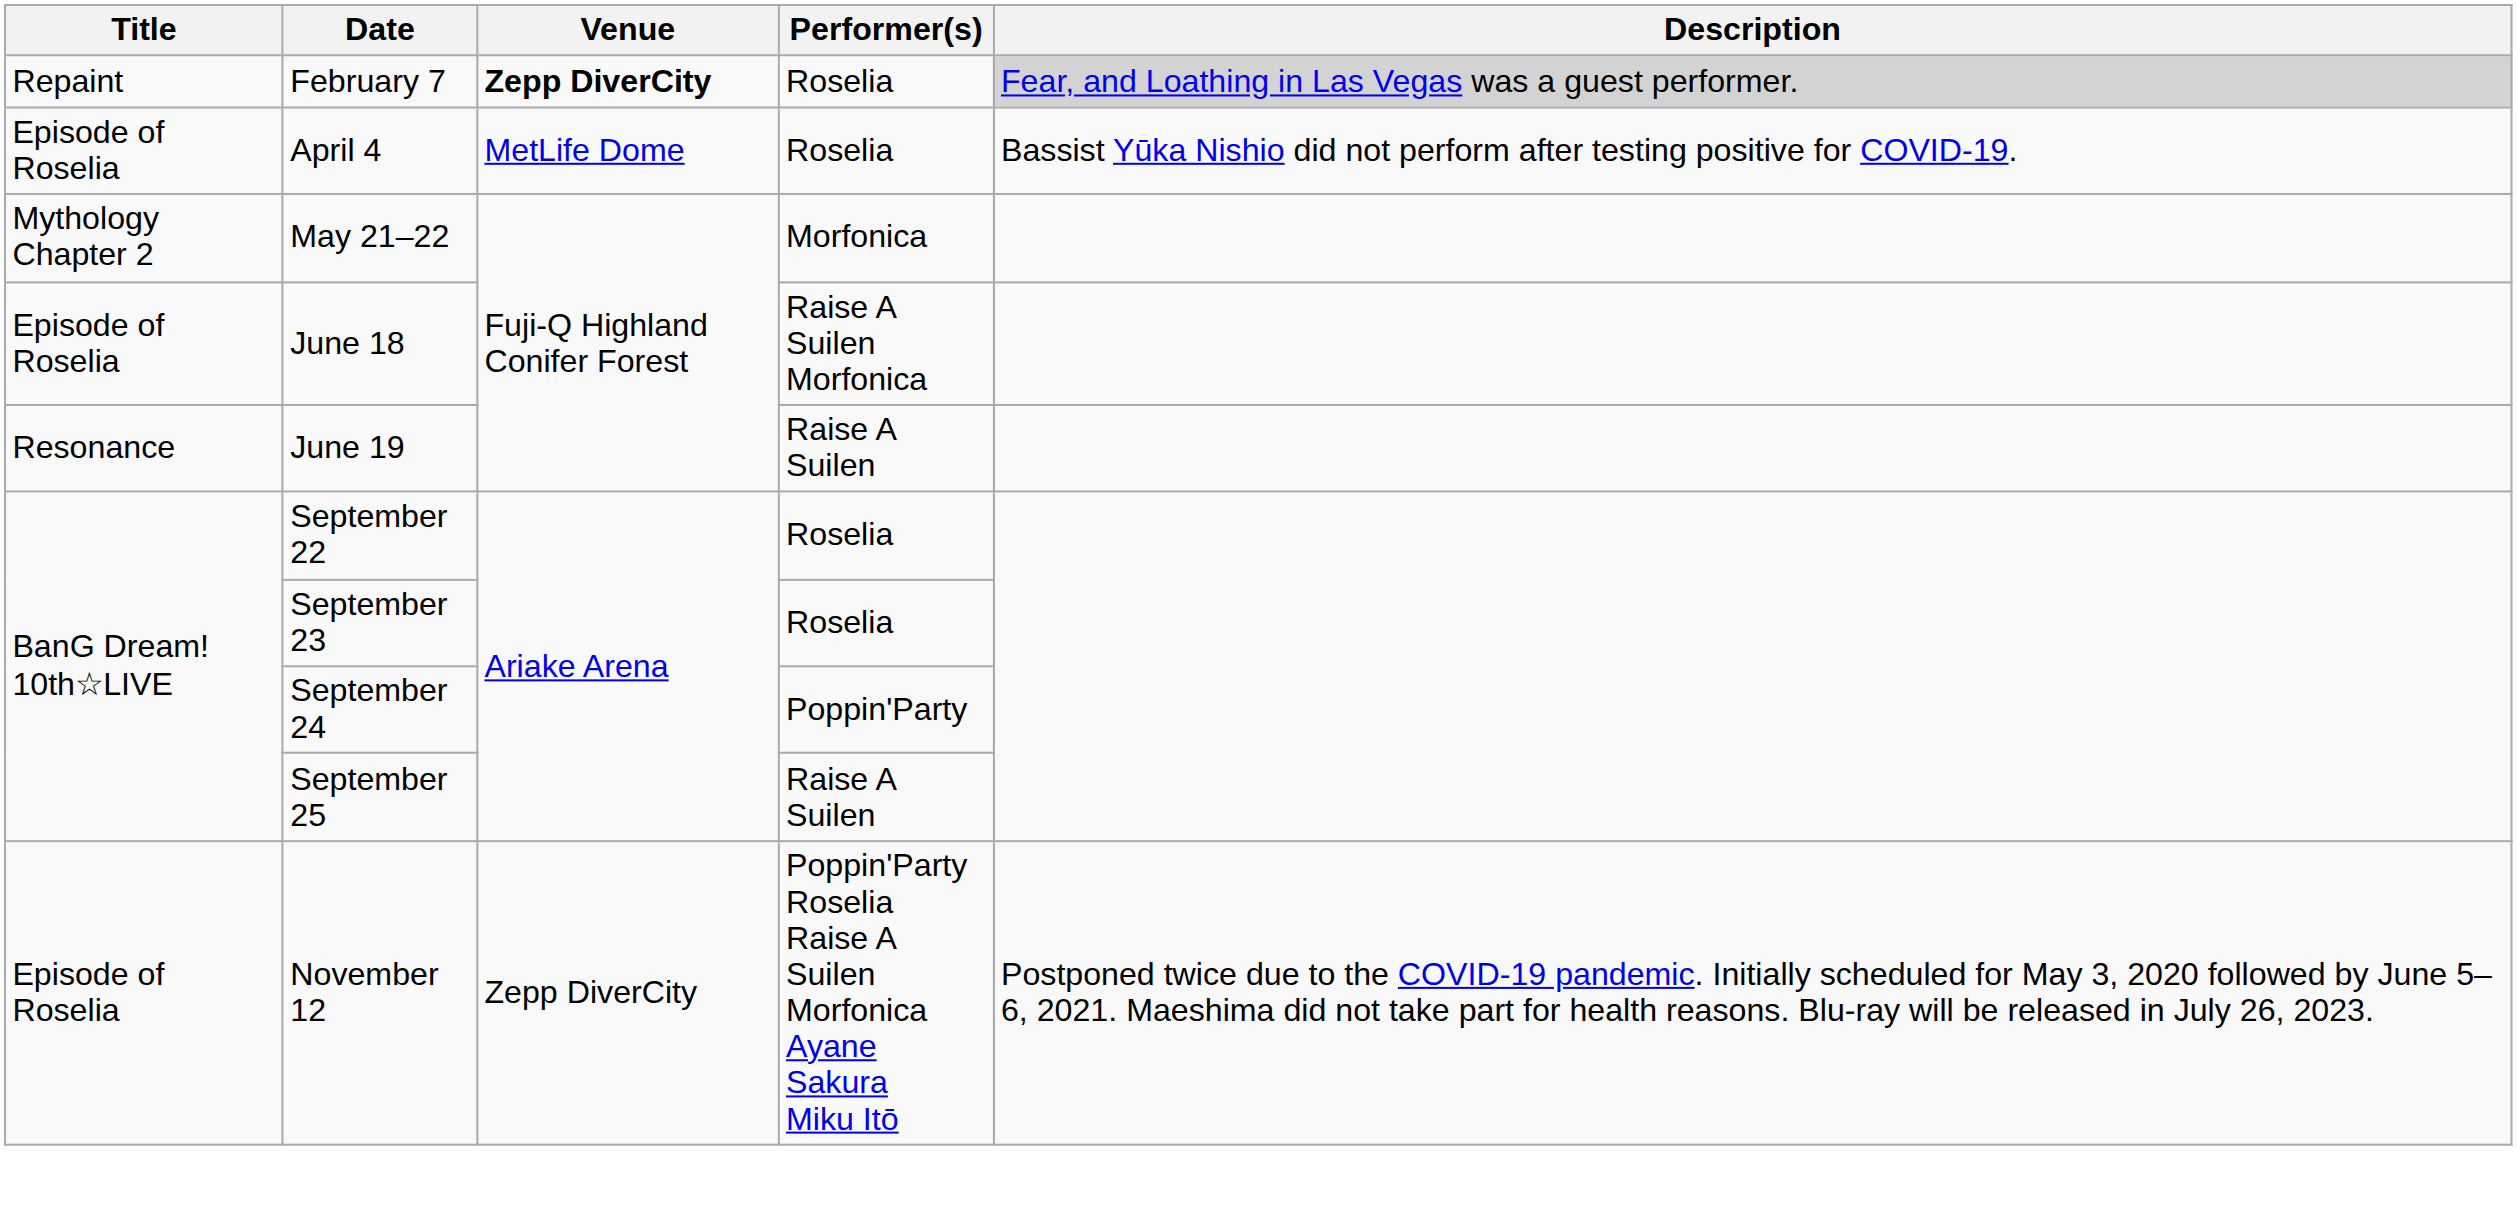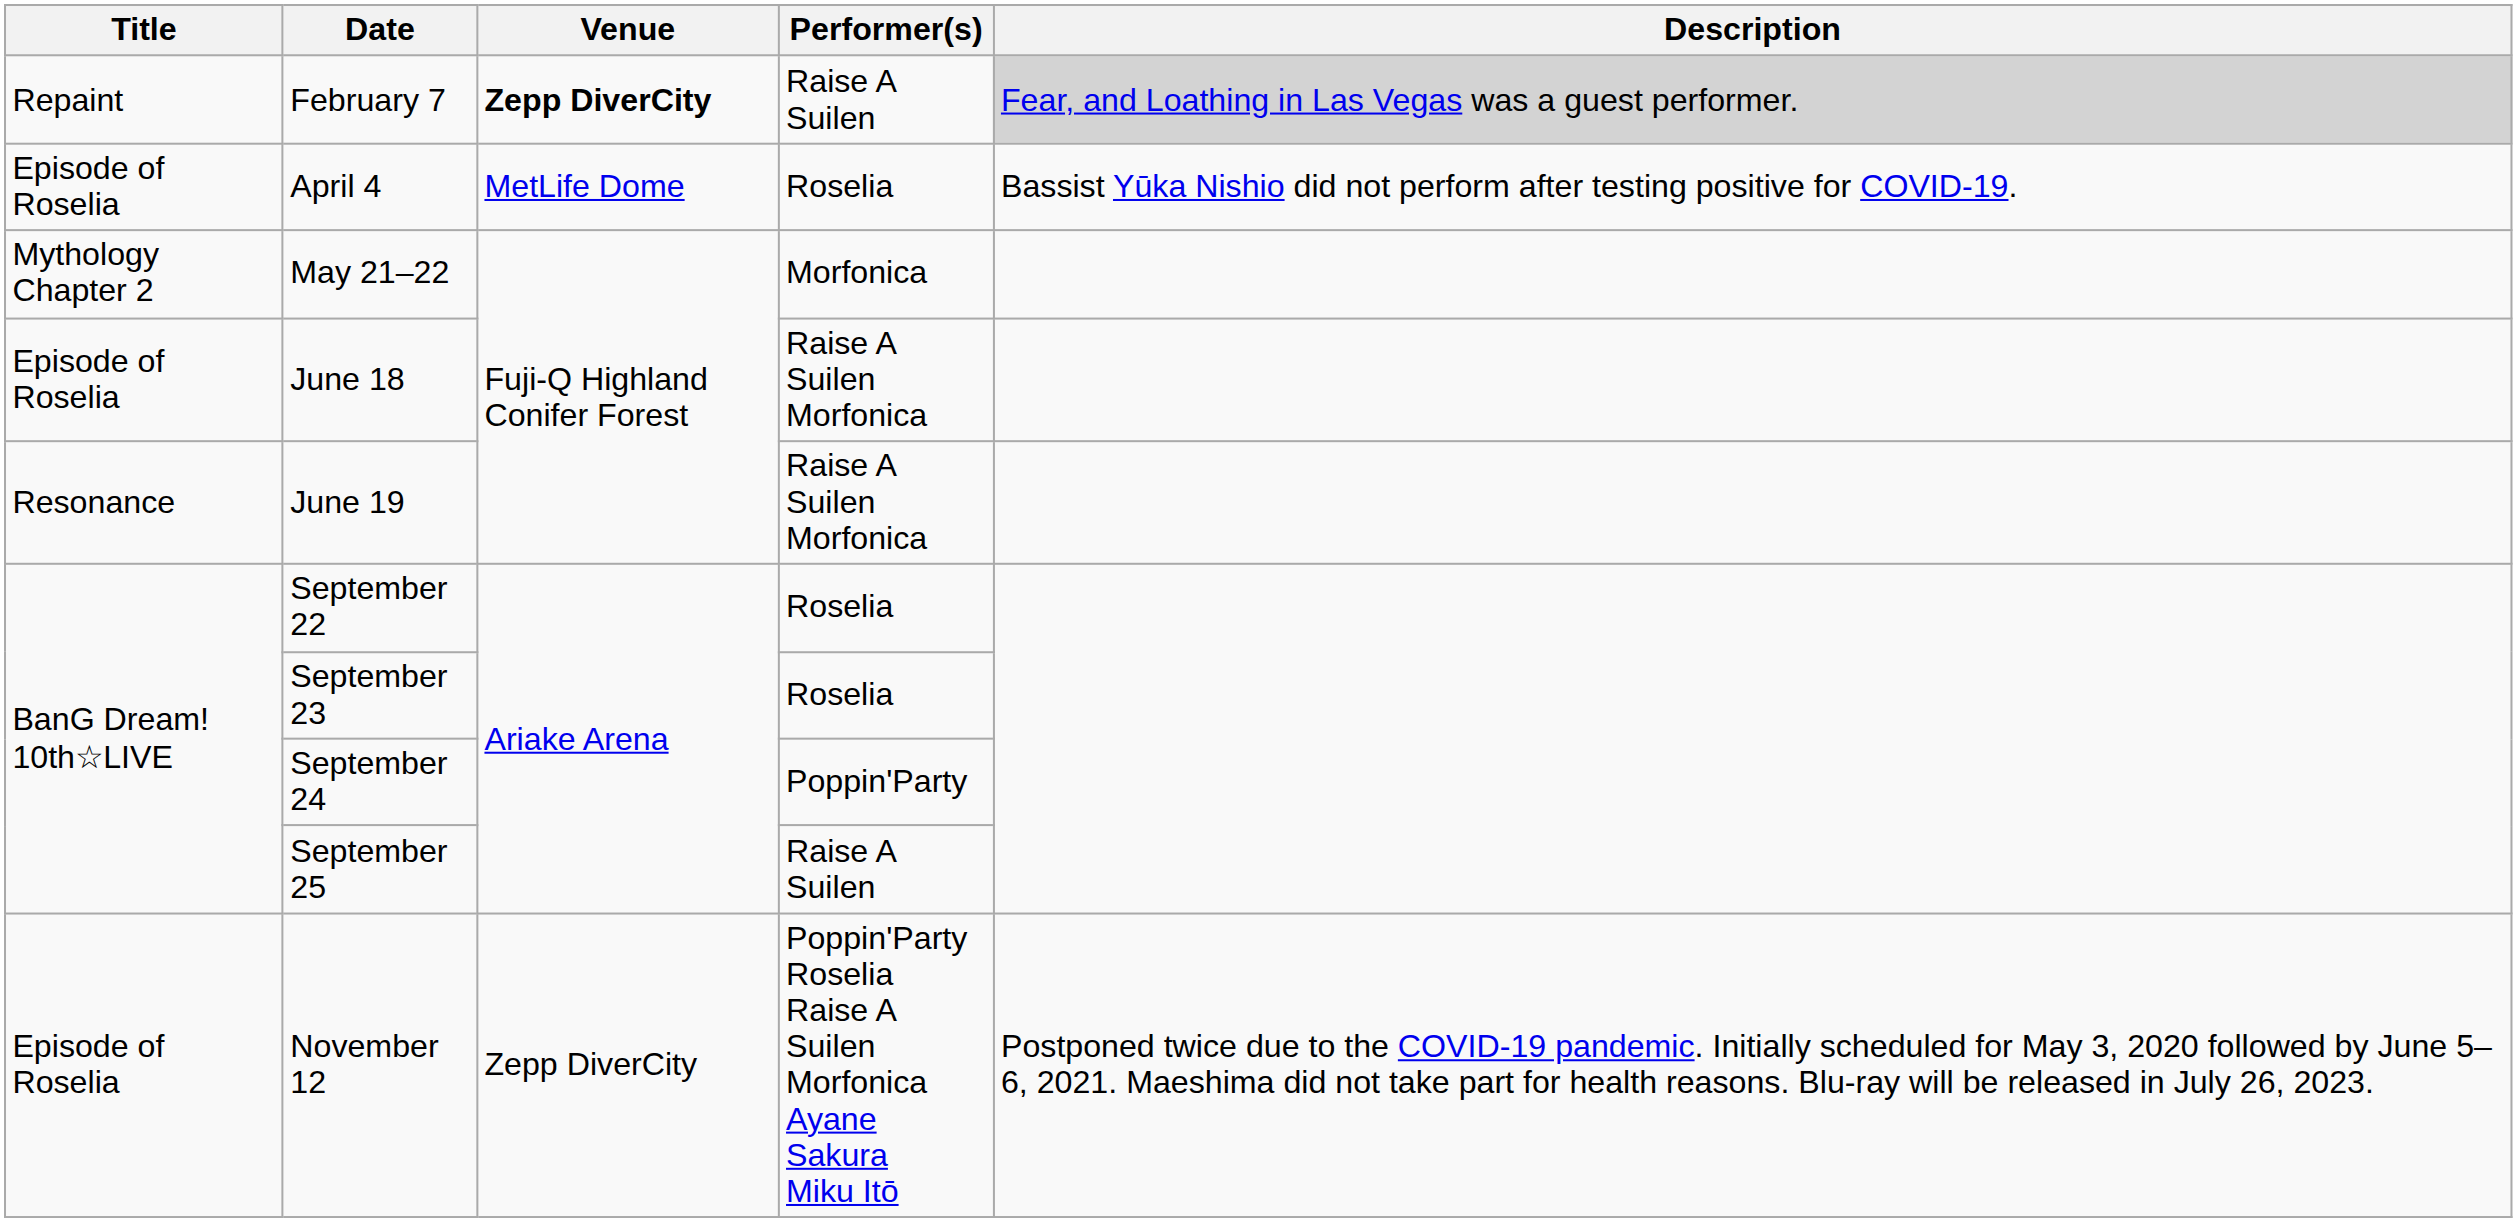(840, 81) Roselia -> (841, 99) Raise A Suilen
(841, 447) Raise A Suilen -> (857, 502) Raise A Suilen Morfonica
